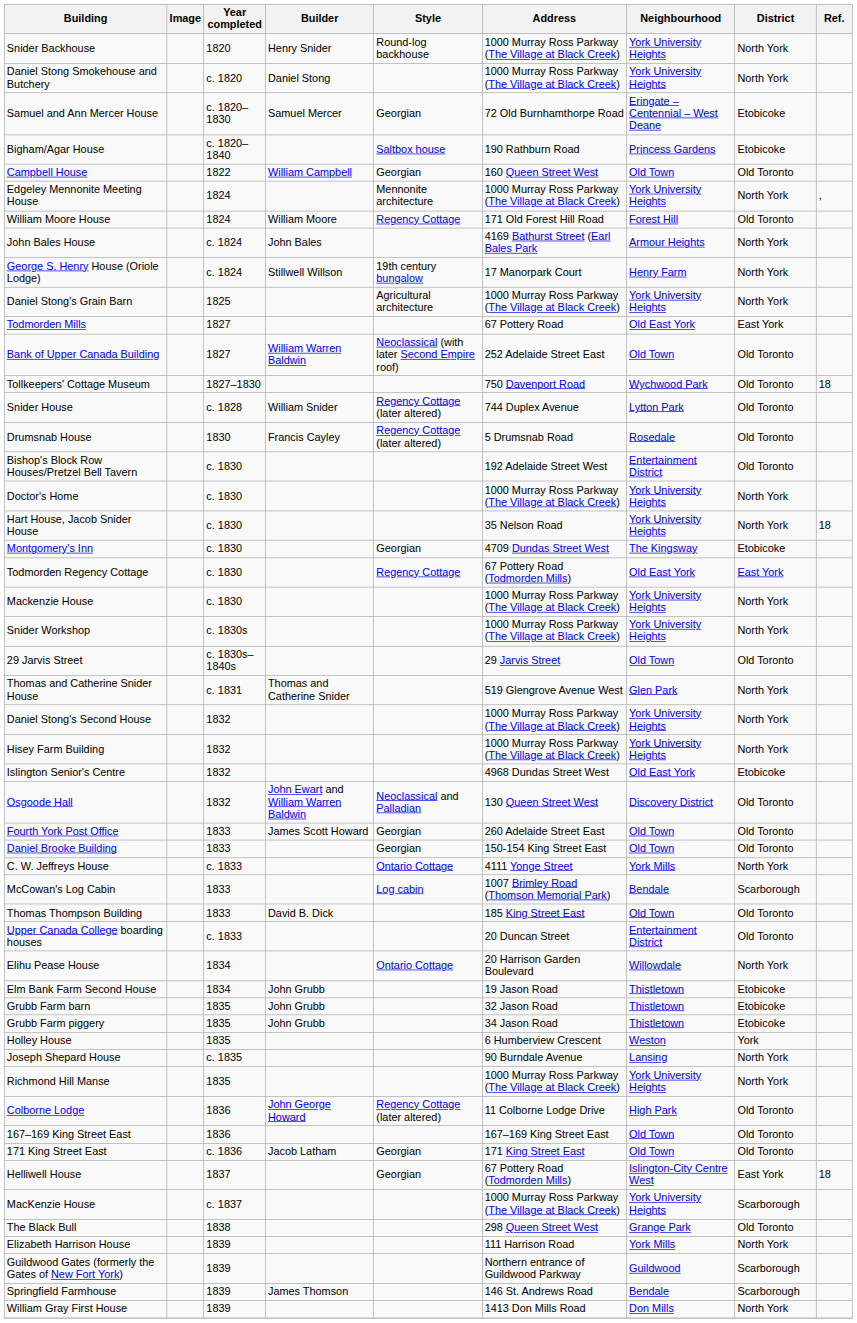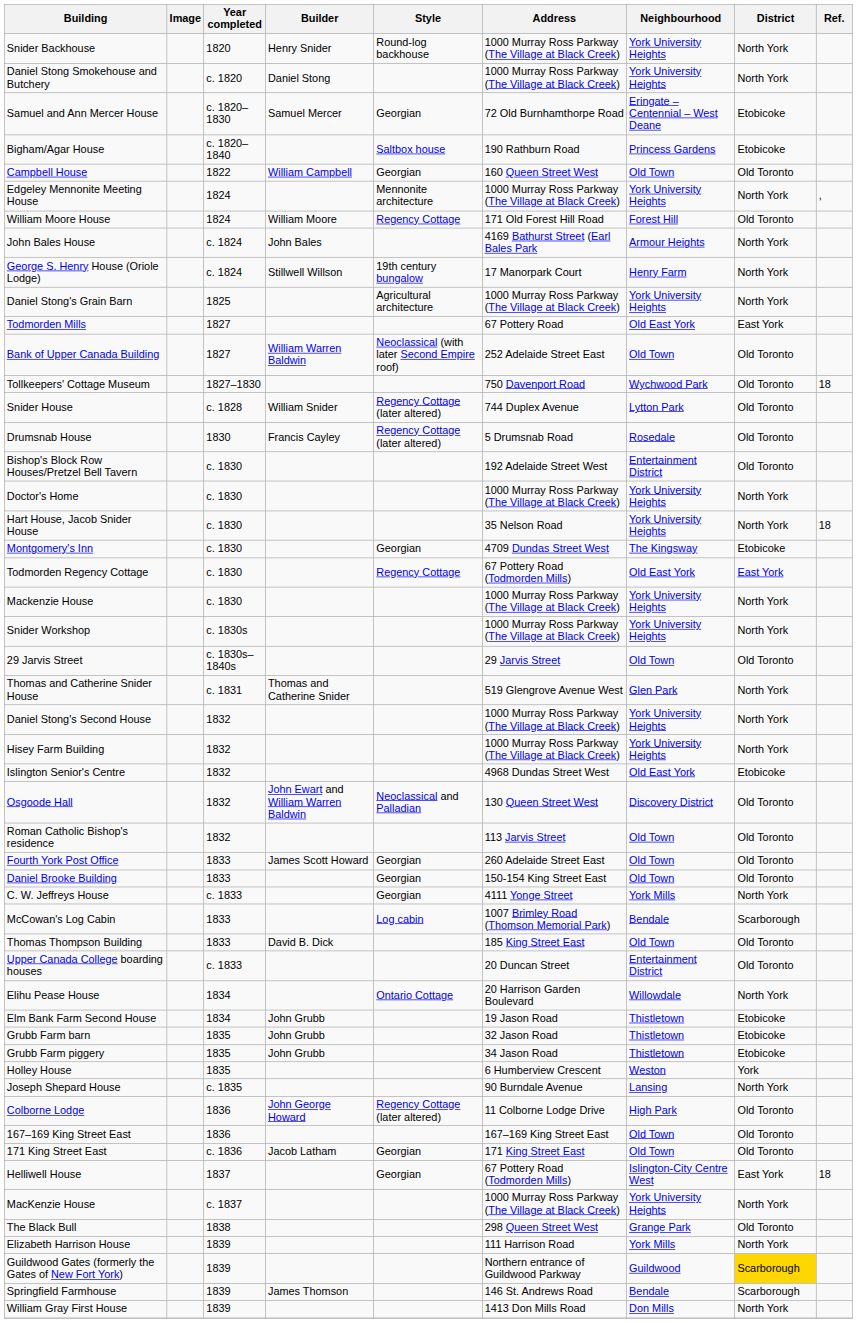+ row: (67, 837)
(415, 866) Ontario Cottage -> (399, 895) Georgian
- row: (58, 1081)
(769, 1204) Scarborough -> (763, 1204) North York
(769, 1268) no background -> (769, 1268) gold background
